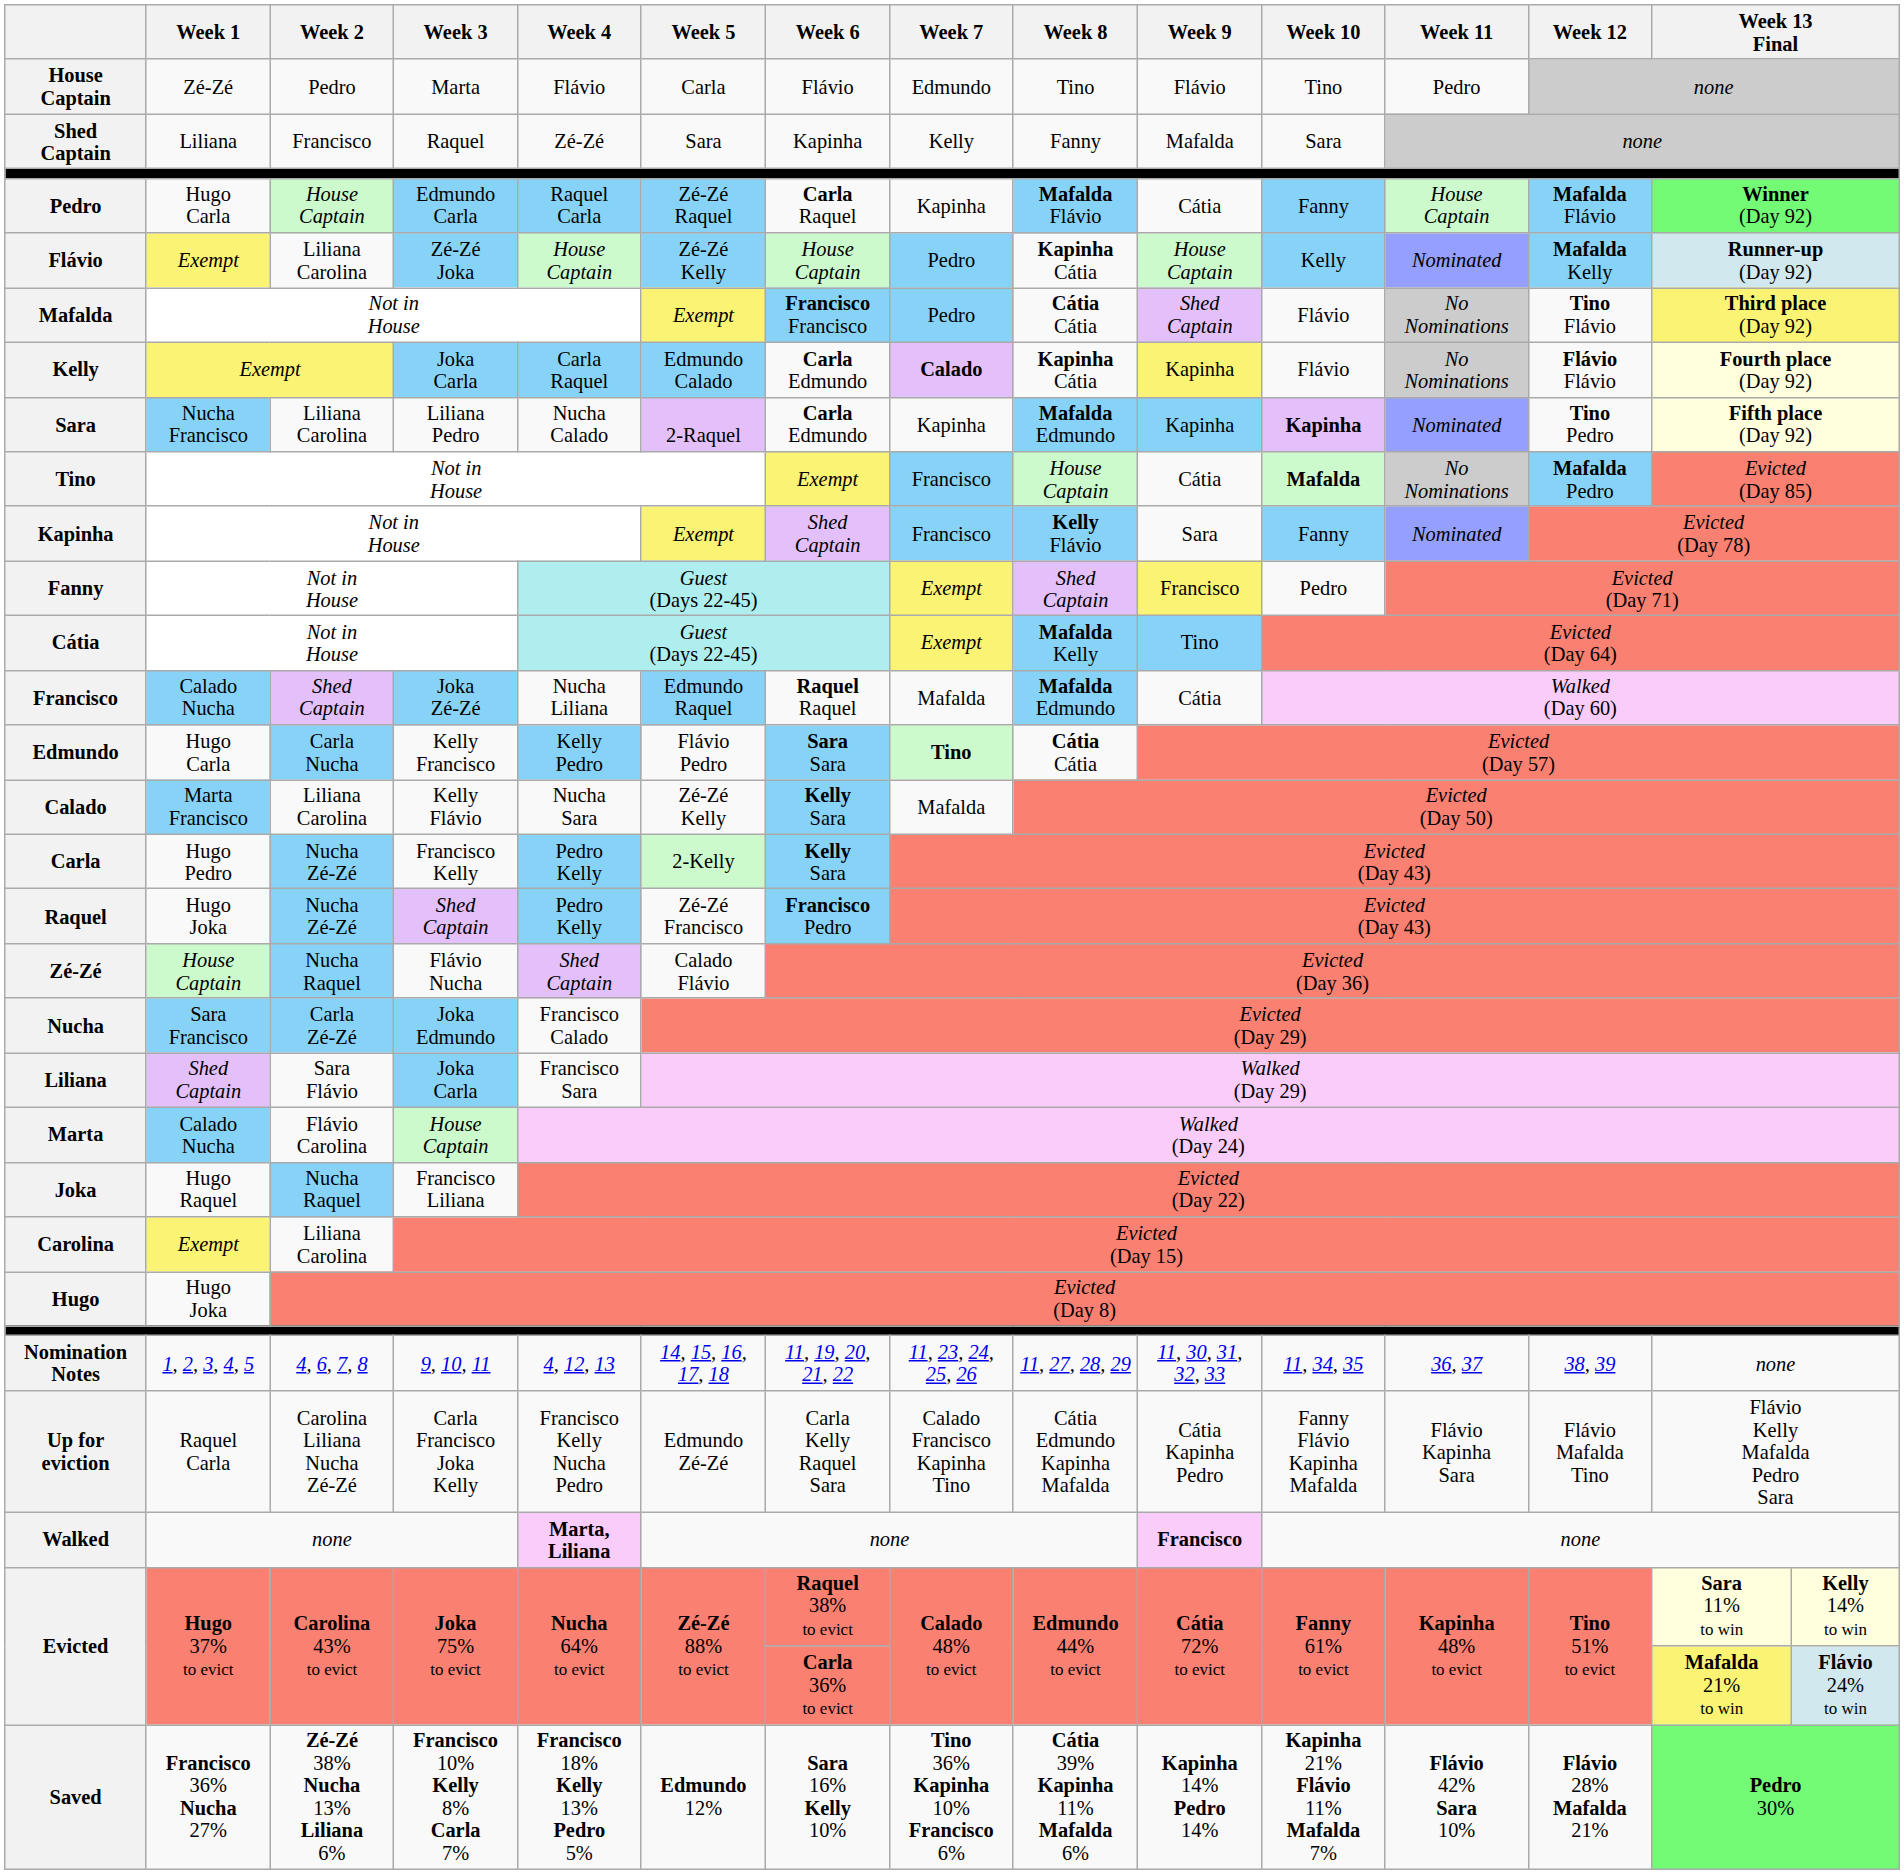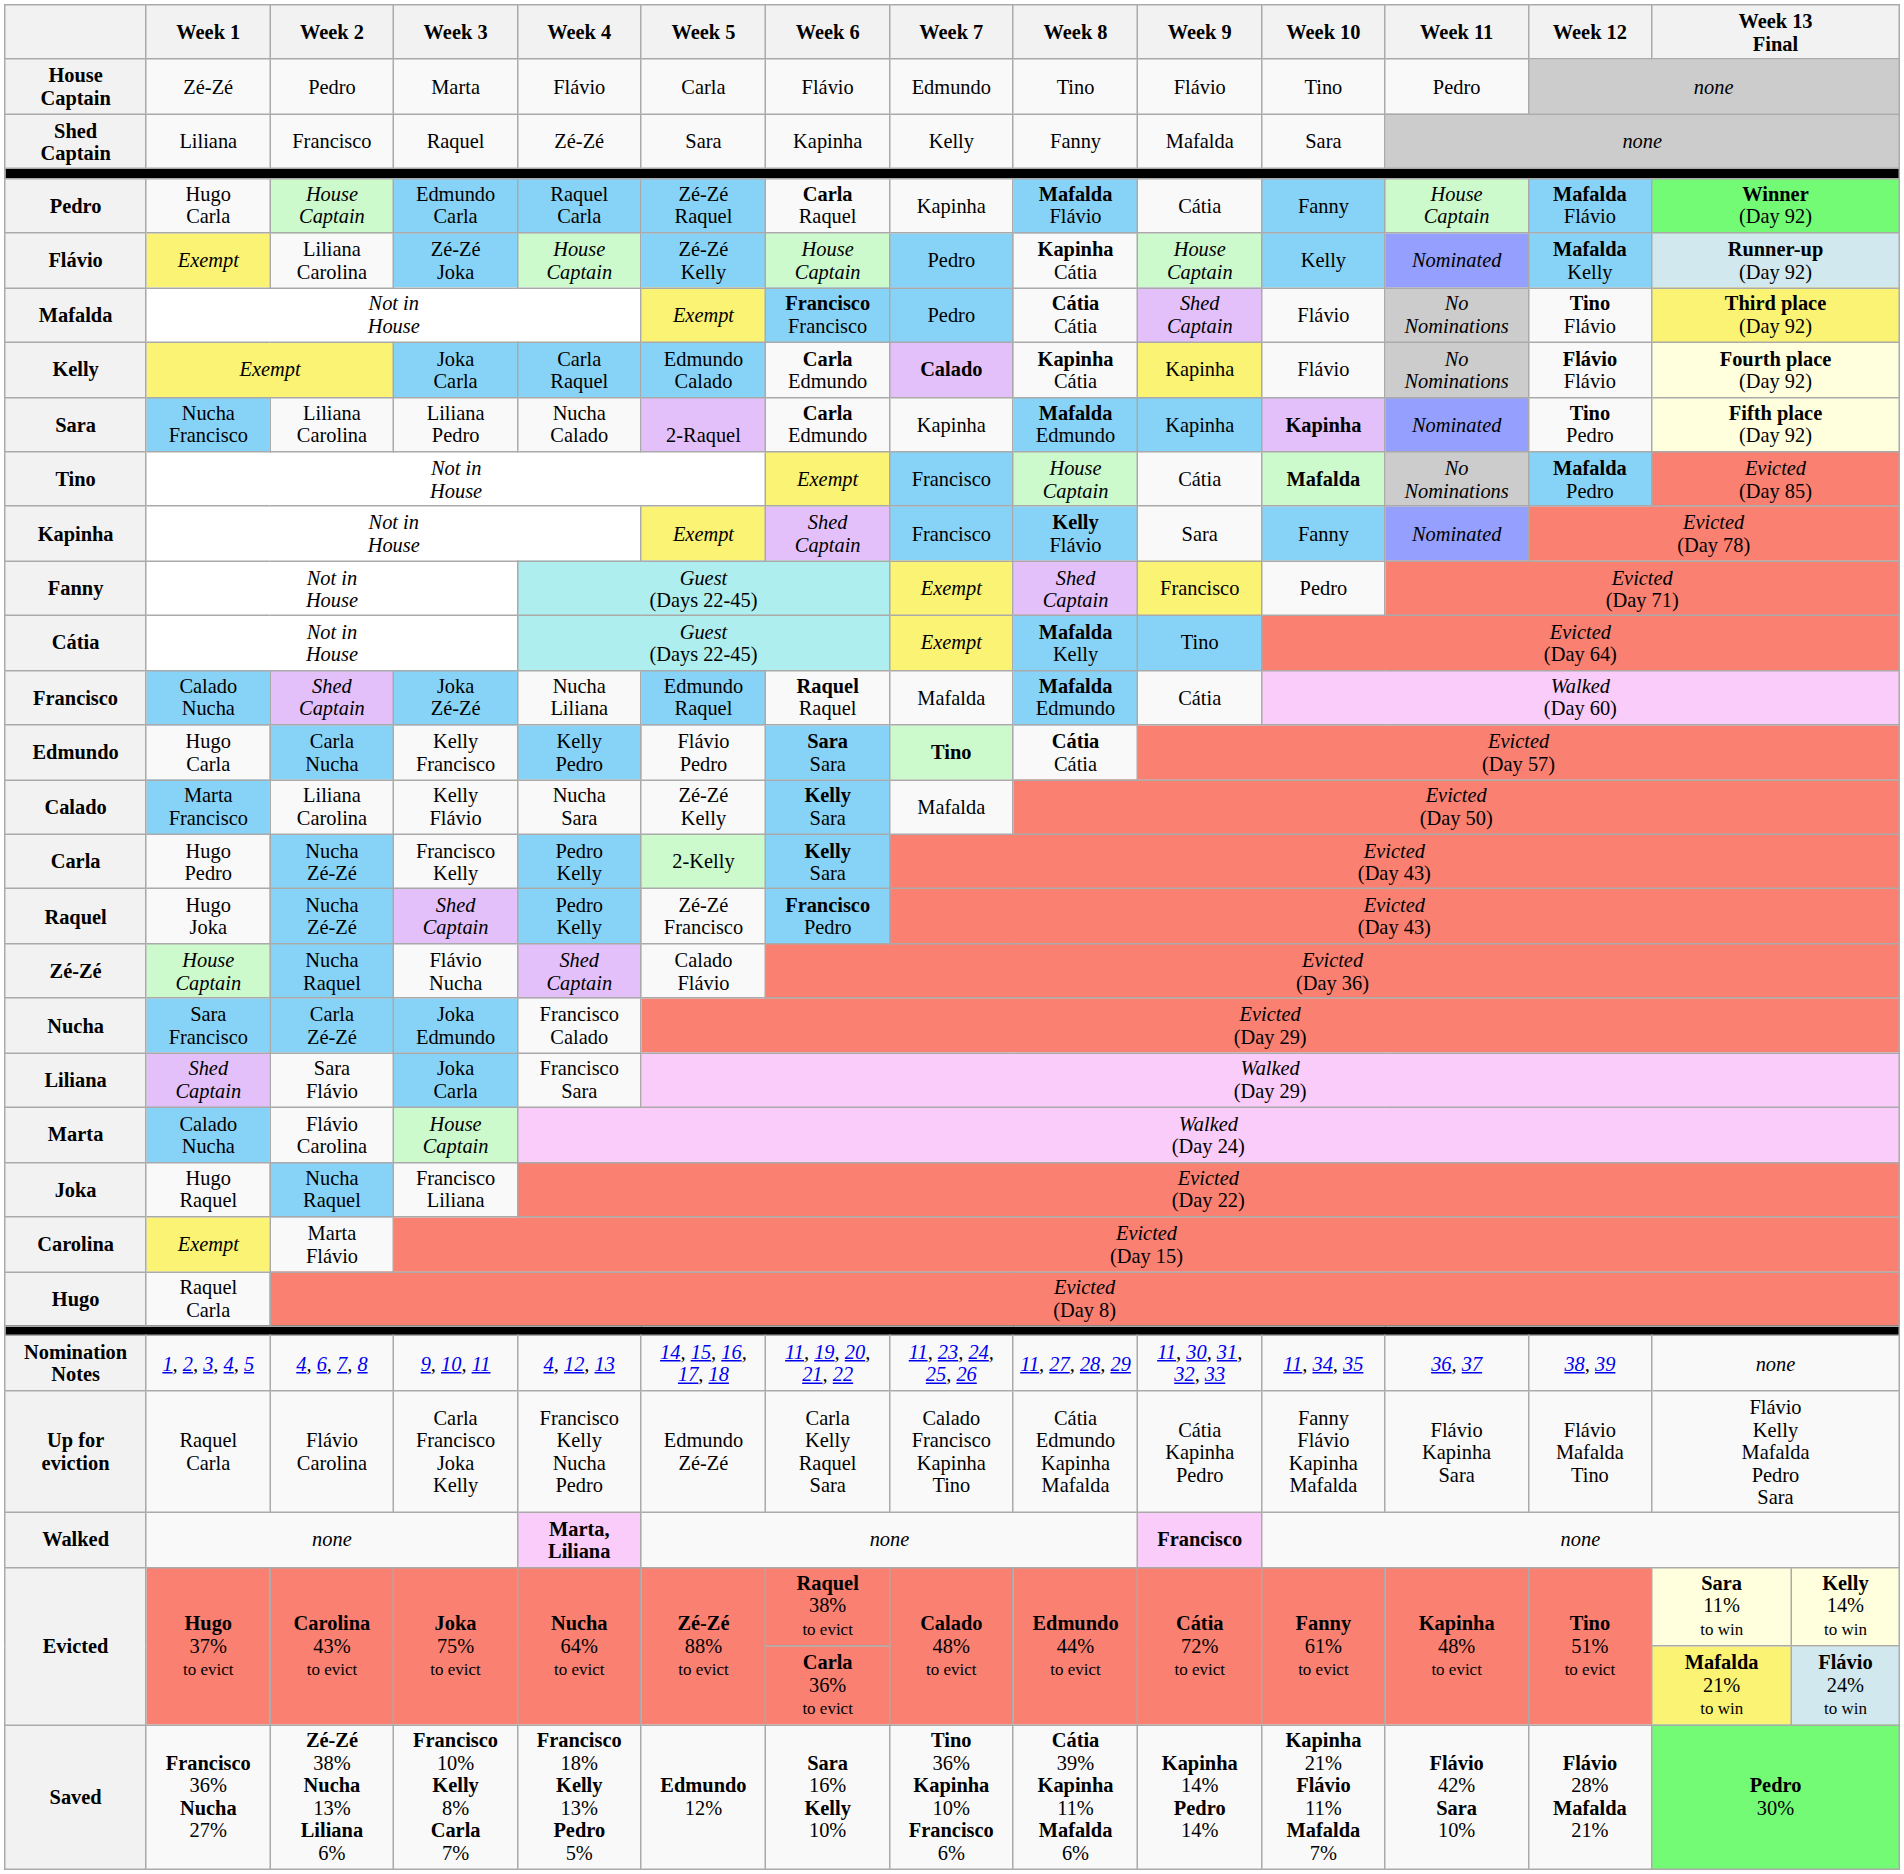(332, 1244) Liliana Carolina -> (332, 1244) Marta Flávio
(208, 1298) Hugo Joka -> (208, 1298) Raquel Carla
(332, 1451) Carolina Liliana Nucha Zé-Zé -> (332, 1451) Flávio Carolina
